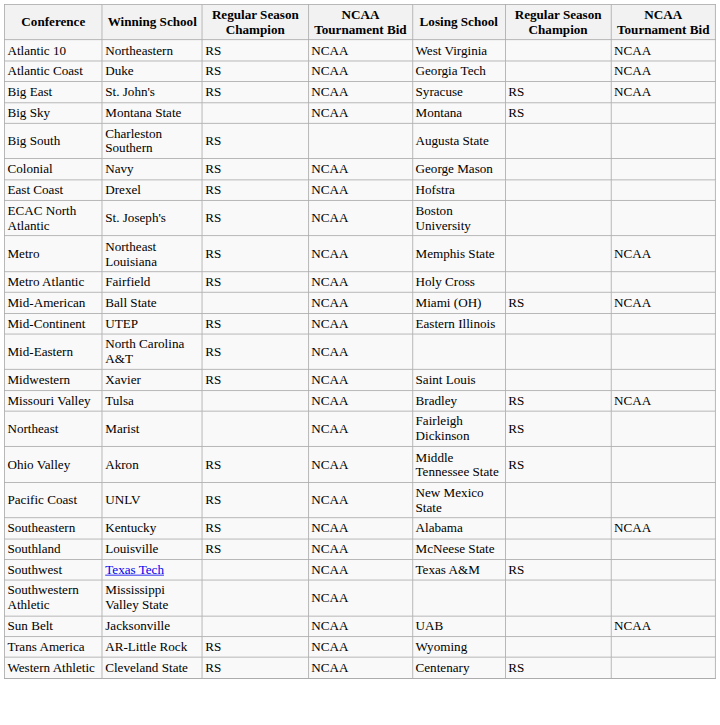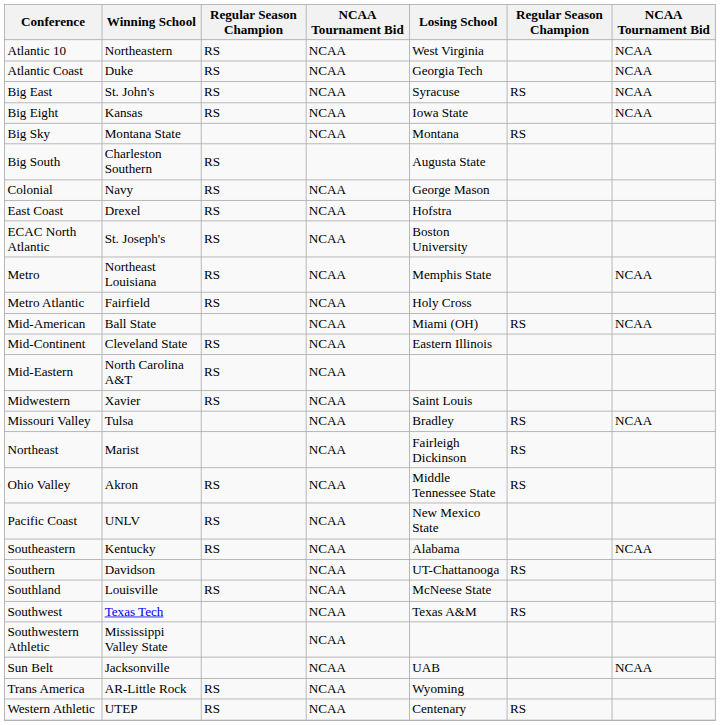+ row: (33, 112)
(122, 323) UTEP -> (146, 344) Cleveland State
+ row: (31, 569)
(147, 667) Cleveland State -> (121, 709) UTEP
